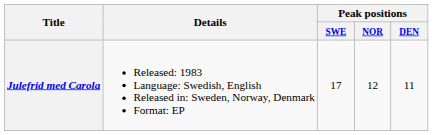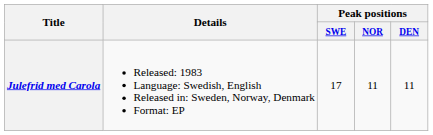(373, 85) 12 -> (373, 85) 11
